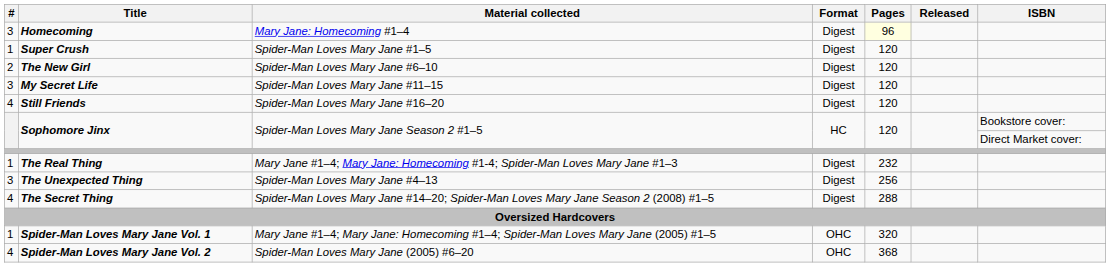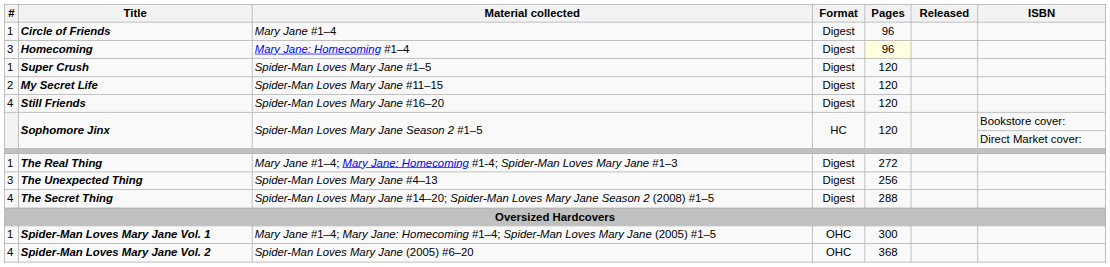+ row: (66, 31)
- row: (56, 67)
(10, 85) 3 -> (10, 85) 2
(888, 162) 232 -> (888, 162) 272
(888, 234) 320 -> (888, 234) 300
